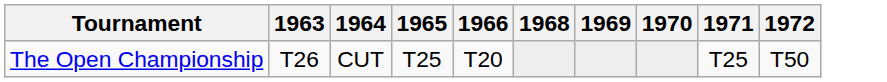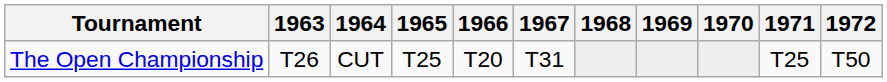+ column: (544, 23)
